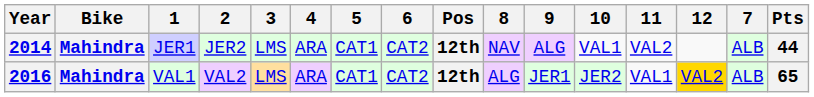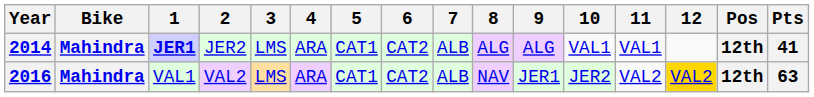columns swapped: (748, 19) <-> (458, 19)
(174, 48) normal -> (174, 48) bold
(504, 48) NAV -> (493, 48) ALG
(651, 48) VAL2 -> (641, 48) VAL1
(788, 48) 44 -> (788, 48) 41
(504, 77) ALG -> (493, 77) NAV
(651, 77) VAL1 -> (641, 77) VAL2
(788, 77) 65 -> (788, 77) 63
